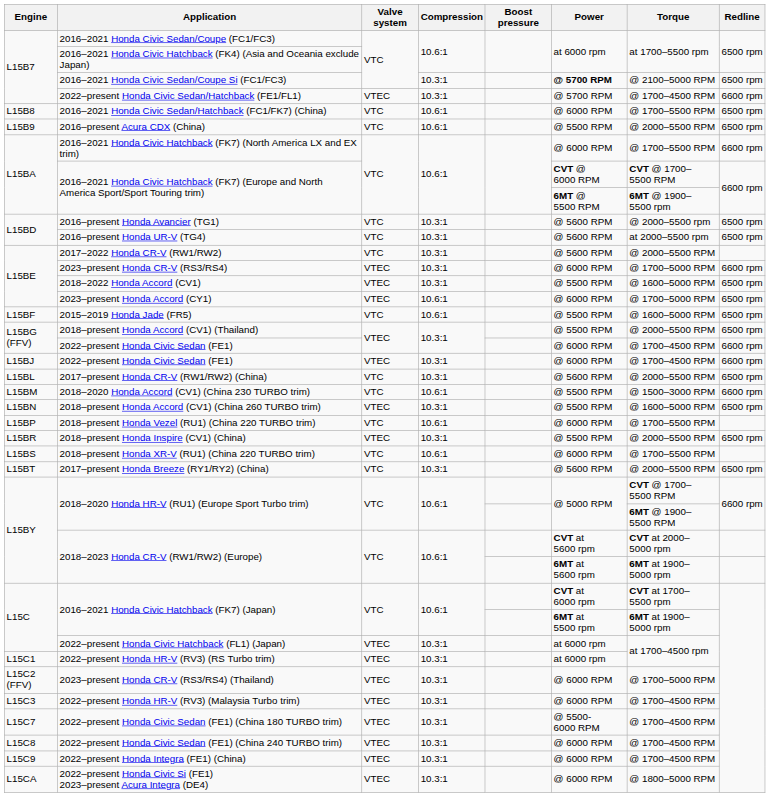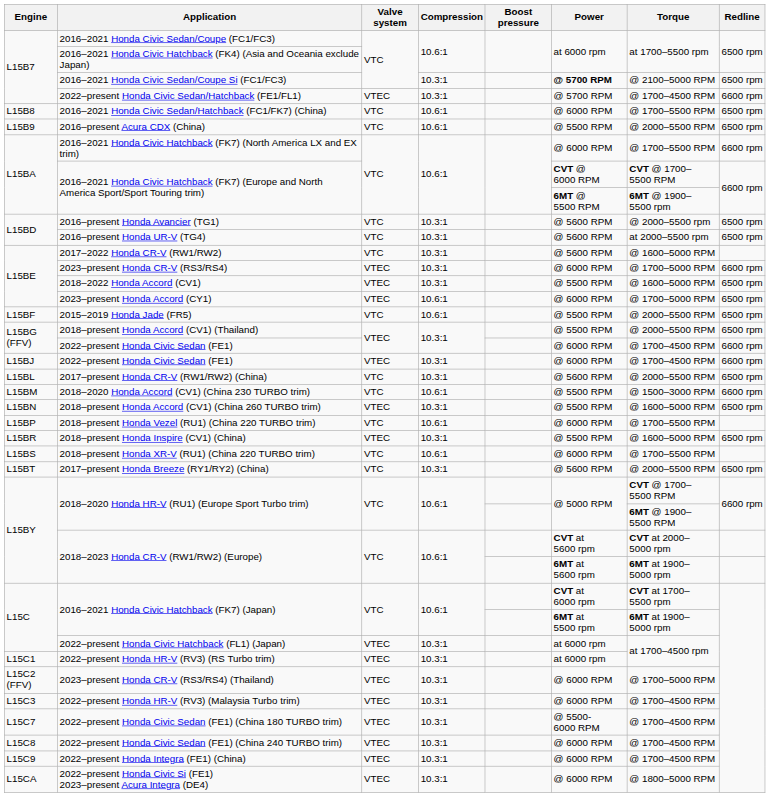(672, 252) @ 2000–5500 RPM -> (672, 252) @ 1600–5000 RPM
(672, 314) @ 1600–5000 RPM -> (672, 314) @ 2000–5500 RPM
(672, 438) @ 2000–5500 RPM -> (672, 438) @ 1600–5000 RPM
